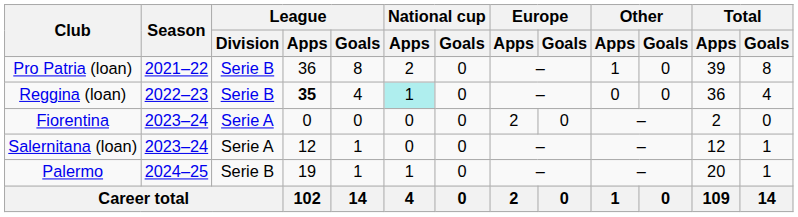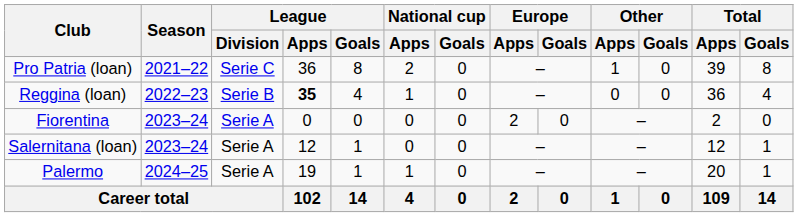(247, 69) Serie B -> (247, 69) Serie C
(409, 95) paleturquoise background -> (409, 95) no background
(247, 172) Serie B -> (247, 172) Serie A
